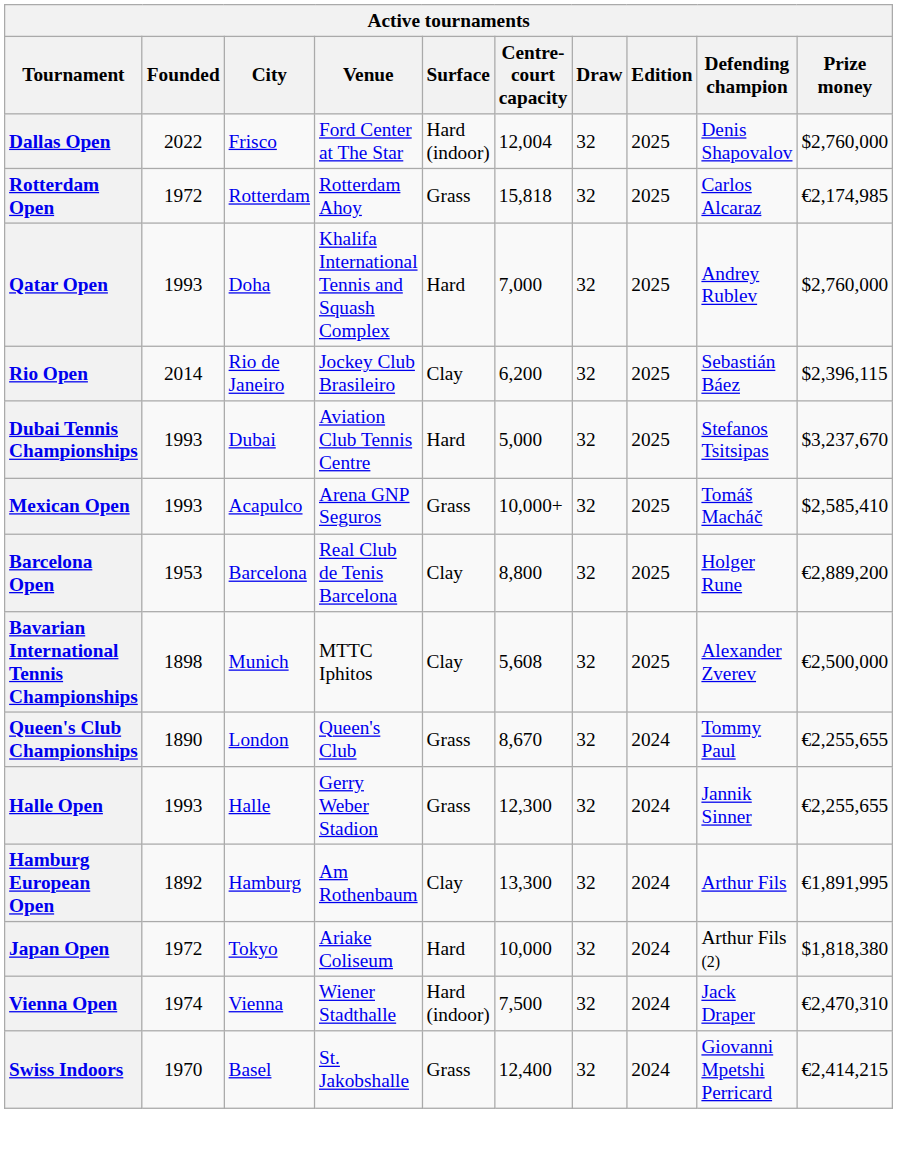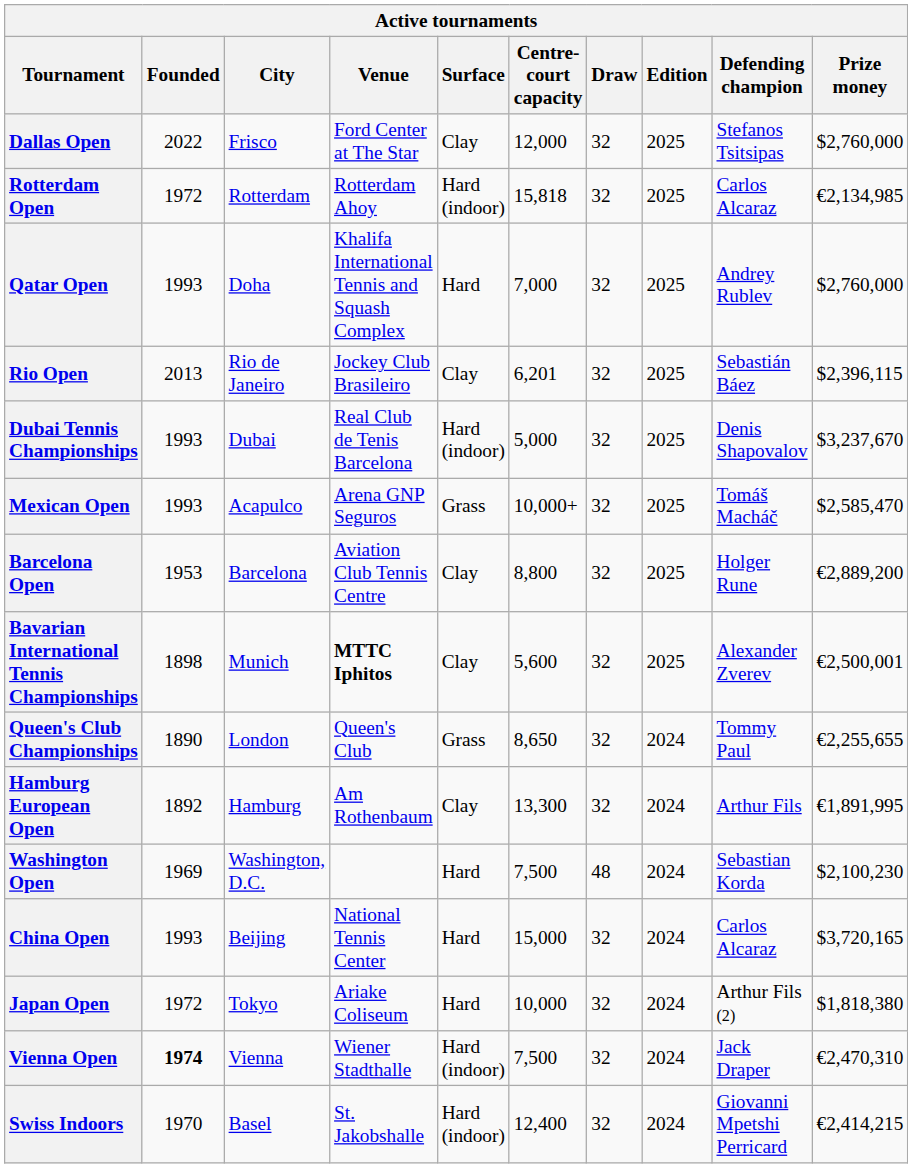(458, 141) Hard (indoor) -> (460, 141) Clay
(525, 141) 12,004 -> (540, 141) 12,000
(747, 141) Denis Shapovalov -> (750, 141) Stefanos Tsitsipas
(449, 196) Grass -> (473, 196) Hard (indoor)
(845, 196) €2,174,985 -> (860, 196) €2,134,985
(183, 374) 2014 -> (183, 374) 2013
(520, 374) 6,200 -> (536, 374) 6,201
(366, 440) Aviation Club Tennis Centre -> (373, 440) Real Club de Tenis Barcelona
(446, 440) Hard -> (473, 440) Hard (indoor)
(735, 440) Stefanos Tsitsipas -> (762, 440) Denis Shapovalov
(845, 506) $2,585,410 -> (860, 506) $2,585,470
(358, 572) Real Club de Tenis Barcelona -> (381, 572) Aviation Club Tennis Centre
(346, 661) normal -> (363, 661) bold
(520, 661) 5,608 -> (536, 661) 5,600
(845, 661) €2,500,000 -> (860, 661) €2,500,001
(520, 738) 8,670 -> (536, 738) 8,650
- row: (56, 805)
+ row: (58, 871)
+ row: (59, 937)
(183, 1003) normal -> (183, 1058) bold
(449, 1069) Grass -> (473, 1124) Hard (indoor)
